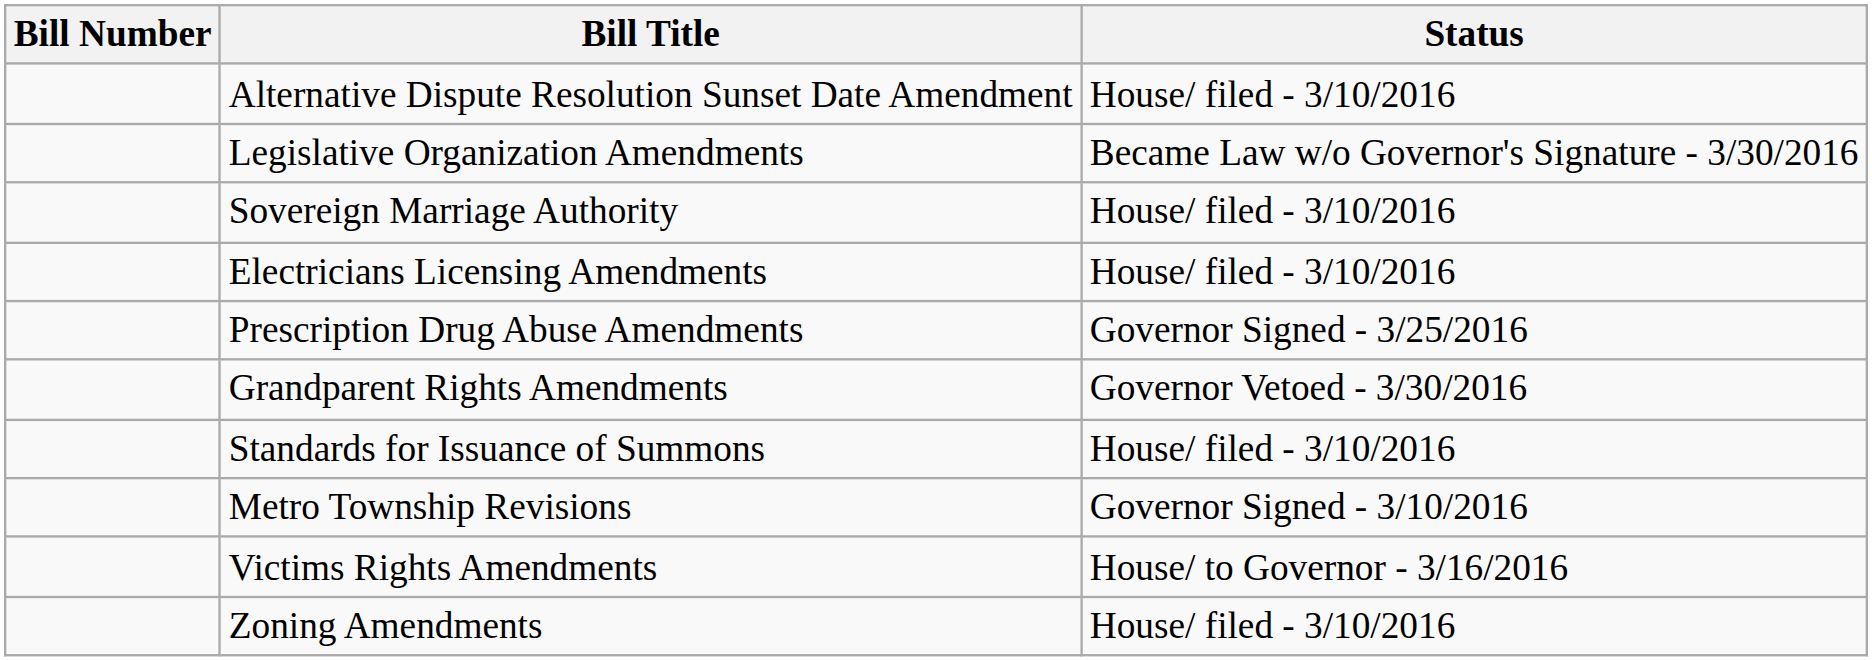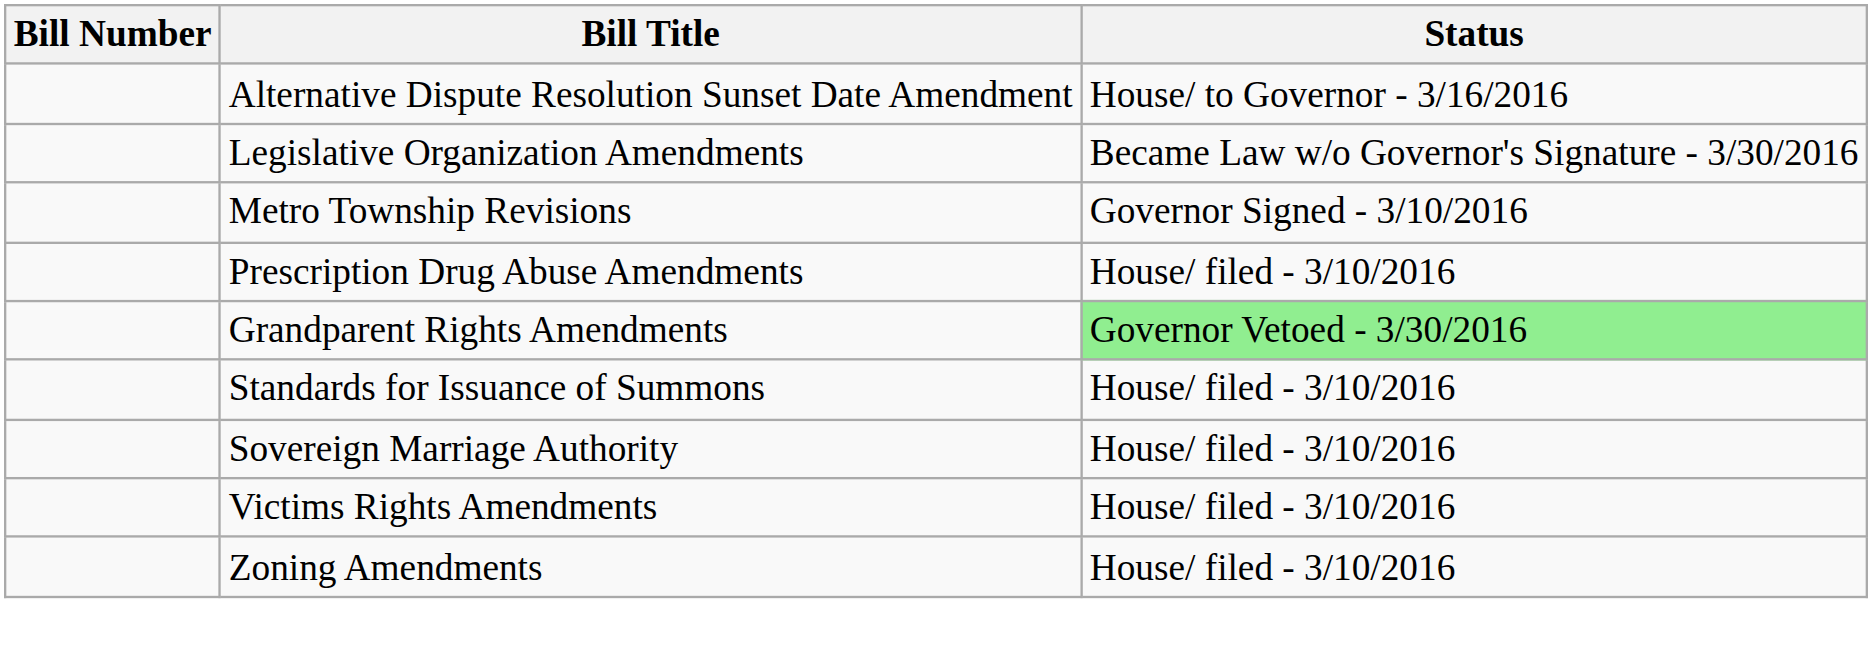(1273, 93) House/ filed - 3/10/2016 -> (1329, 93) House/ to Governor - 3/16/2016
rows swapped: (430, 507) <-> (453, 211)
- row: (498, 270)
(1309, 329) Governor Signed - 3/25/2016 -> (1273, 270) House/ filed - 3/10/2016
(1308, 388) no background -> (1308, 329) lightgreen background
(1329, 566) House/ to Governor - 3/16/2016 -> (1273, 507) House/ filed - 3/10/2016
